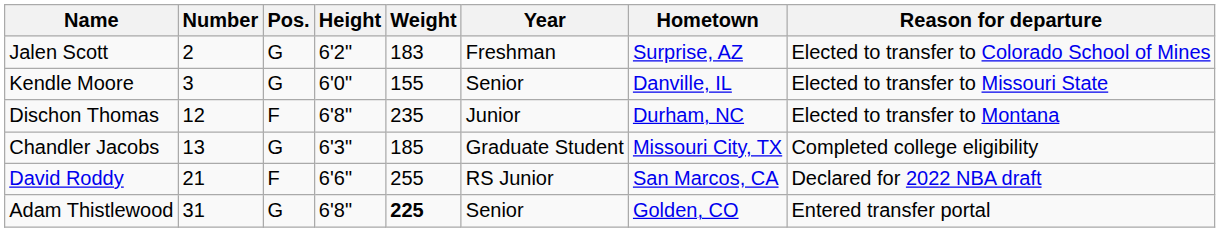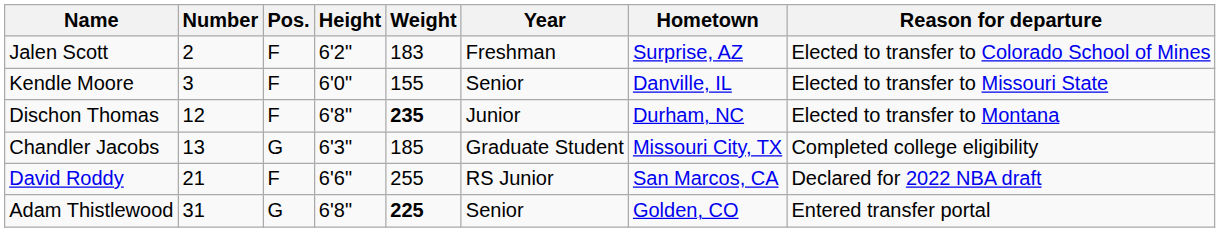(275, 52) G -> (274, 52) F
(275, 83) G -> (274, 83) F
(407, 115) normal -> (407, 115) bold
